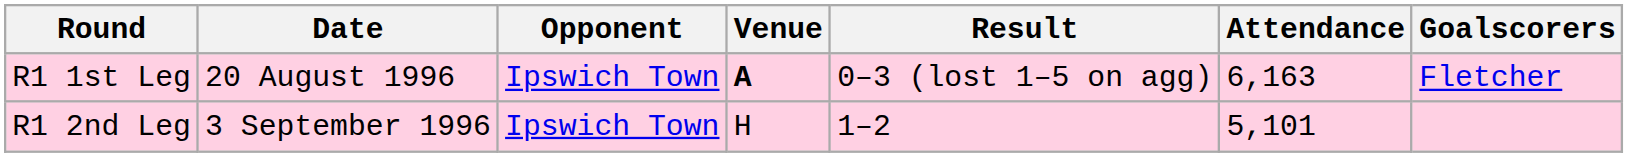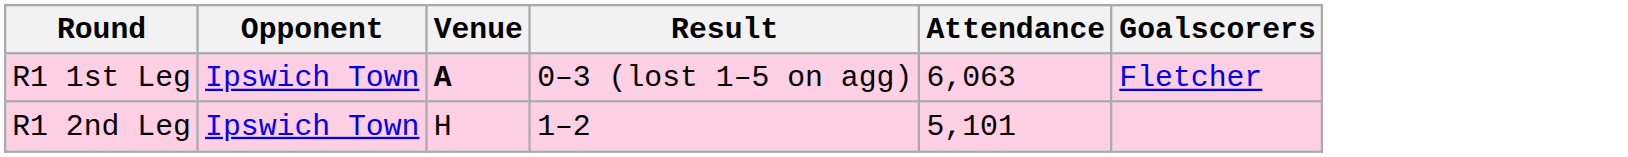- column: (348, 29)
(1271, 78) 6,163 -> (971, 78) 6,063
